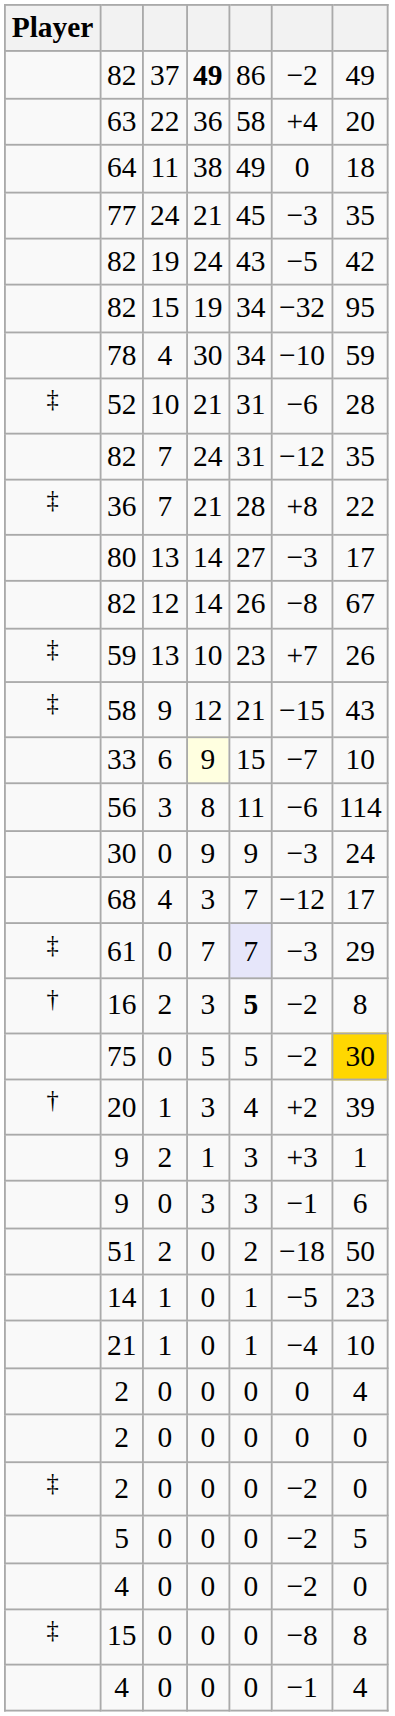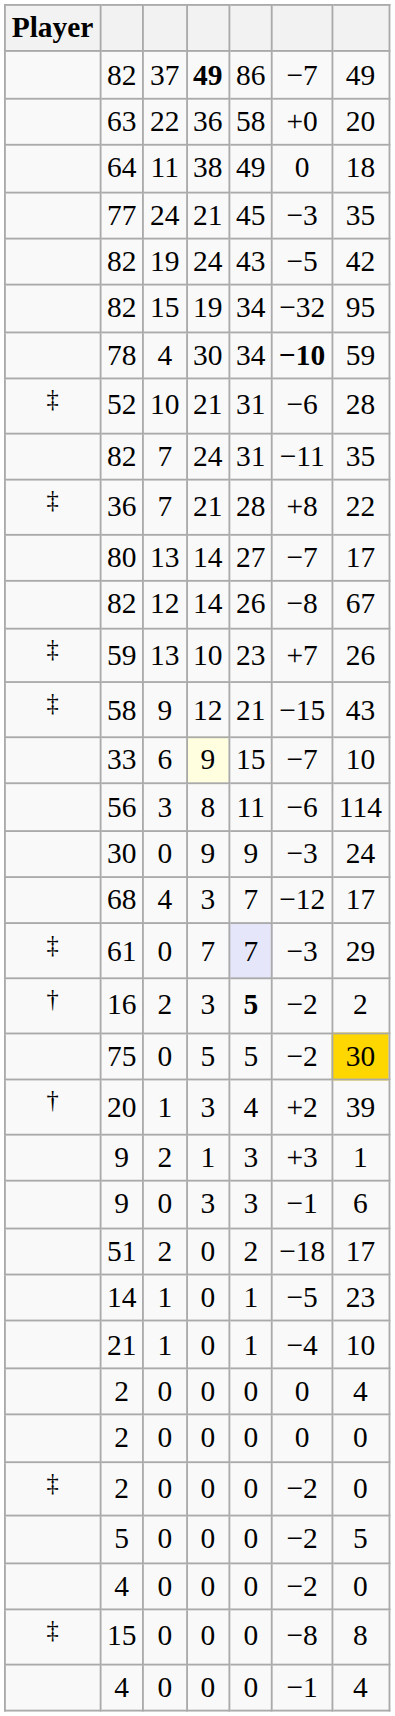(302, 74) −2 -> (302, 74) −7
(302, 121) +4 -> (302, 121) +0
(302, 354) normal -> (302, 354) bold
(302, 456) −12 -> (302, 456) −11
(302, 557) −3 -> (302, 557) −7
(360, 1005) 8 -> (360, 1005) 2
(360, 1250) 50 -> (360, 1250) 17
